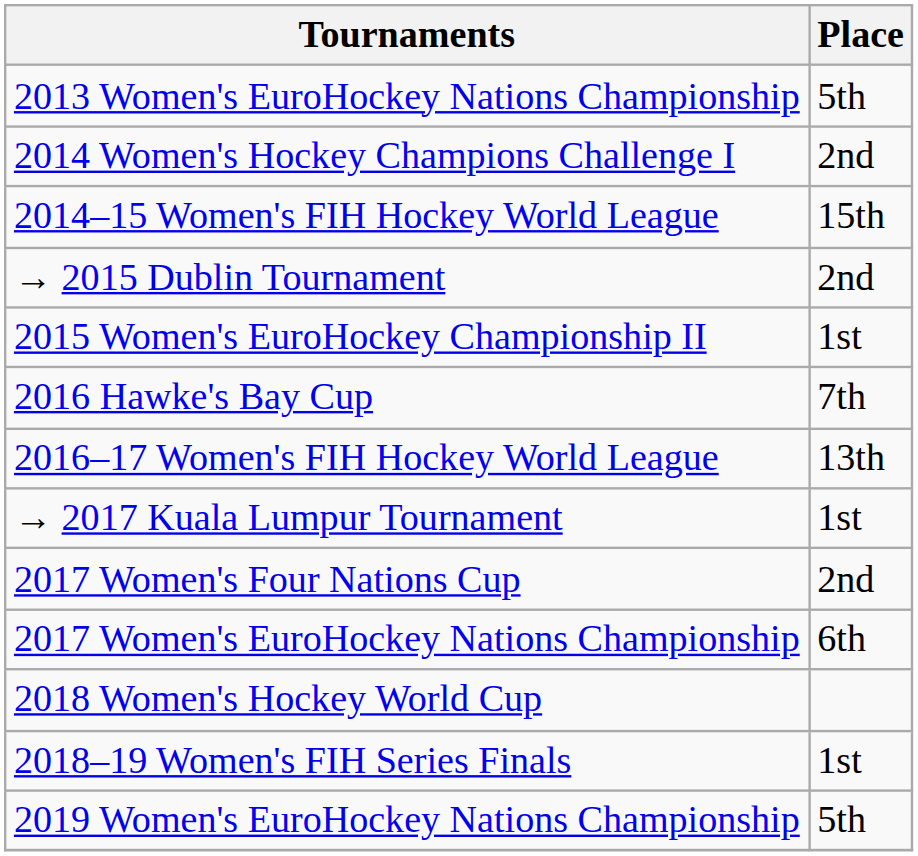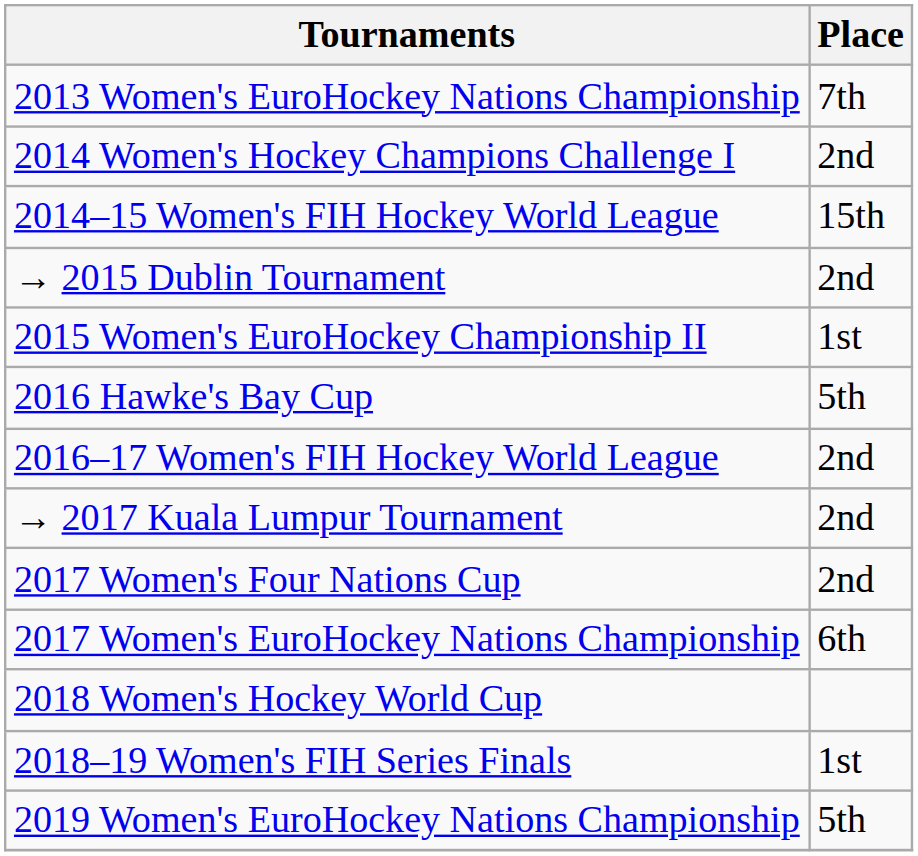(842, 95) 5th -> (842, 95) 7th
(842, 397) 7th -> (842, 397) 5th
(851, 457) 13th -> (846, 457) 2nd
(840, 517) 1st -> (846, 517) 2nd
